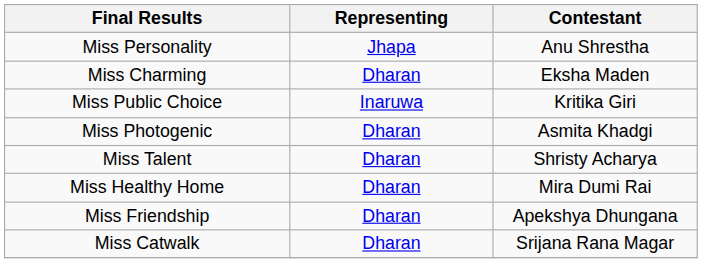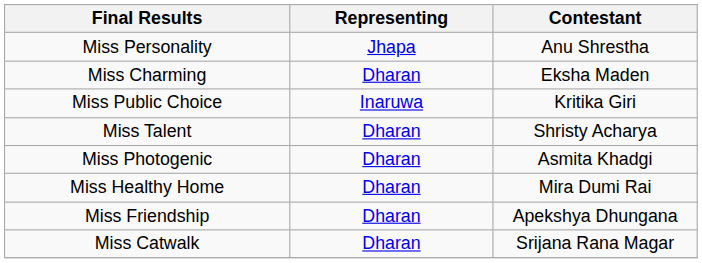rows swapped: (147, 159) <-> (147, 131)
